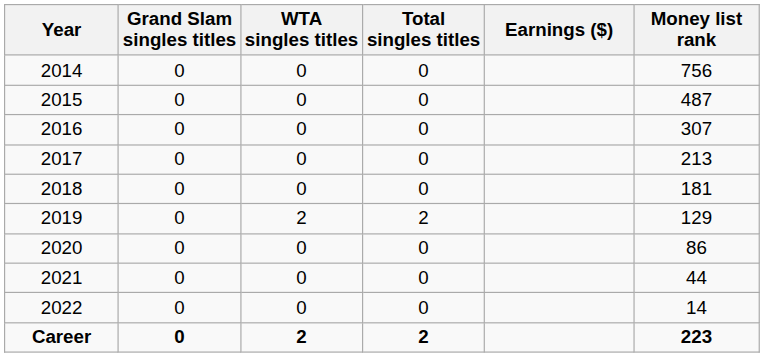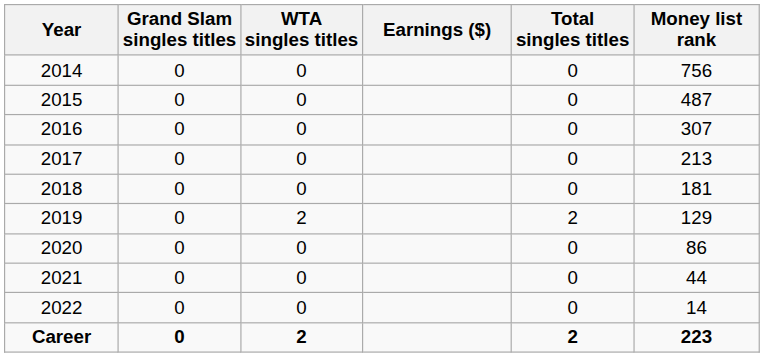columns swapped: (424, 29) <-> (559, 29)
